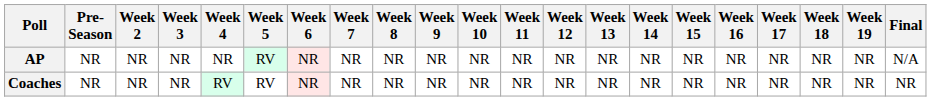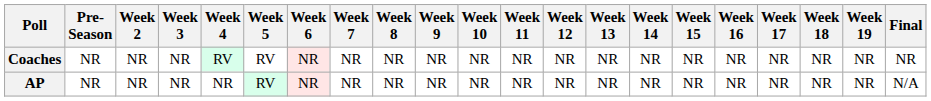rows swapped: (35, 59) <-> (35, 84)
